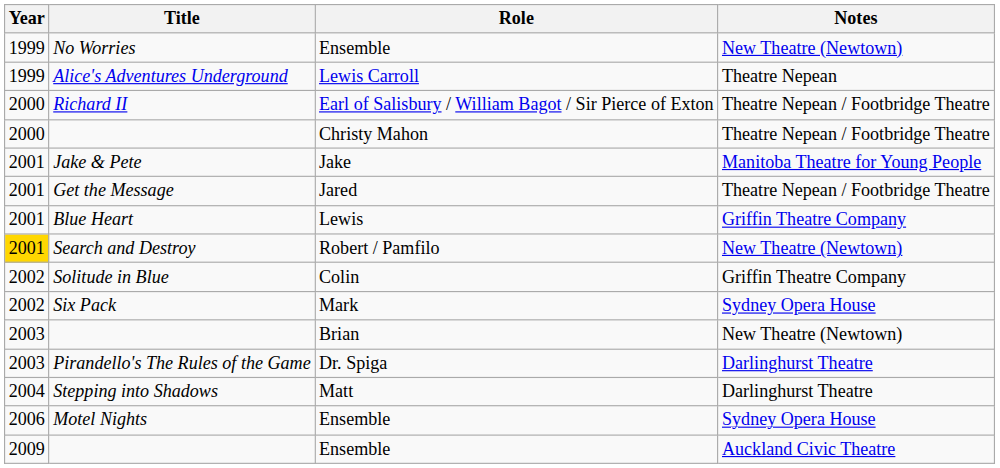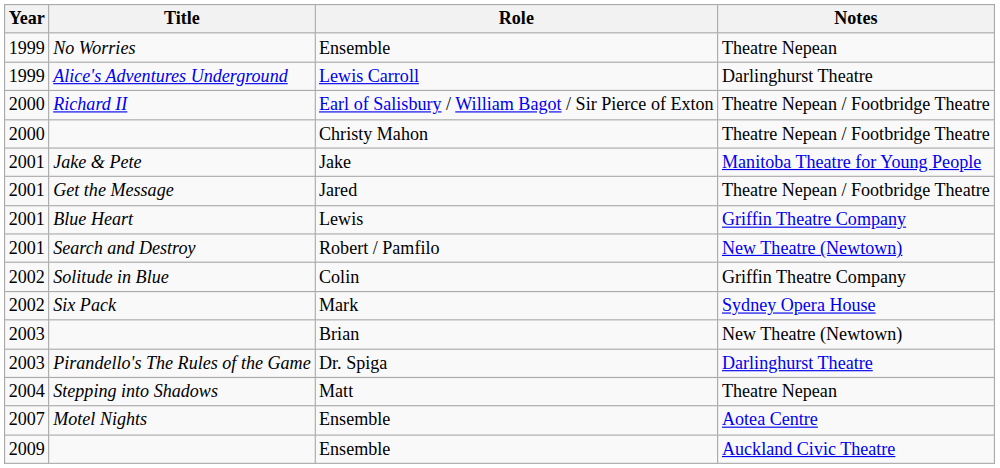(812, 47) New Theatre (Newtown) -> (779, 47) Theatre Nepean
(779, 76) Theatre Nepean -> (797, 76) Darlinghurst Theatre
(27, 248) gold background -> (27, 248) no background
(797, 391) Darlinghurst Theatre -> (779, 391) Theatre Nepean
(27, 420) 2006 -> (27, 420) 2007
(799, 420) Sydney Opera House -> (770, 420) Aotea Centre
